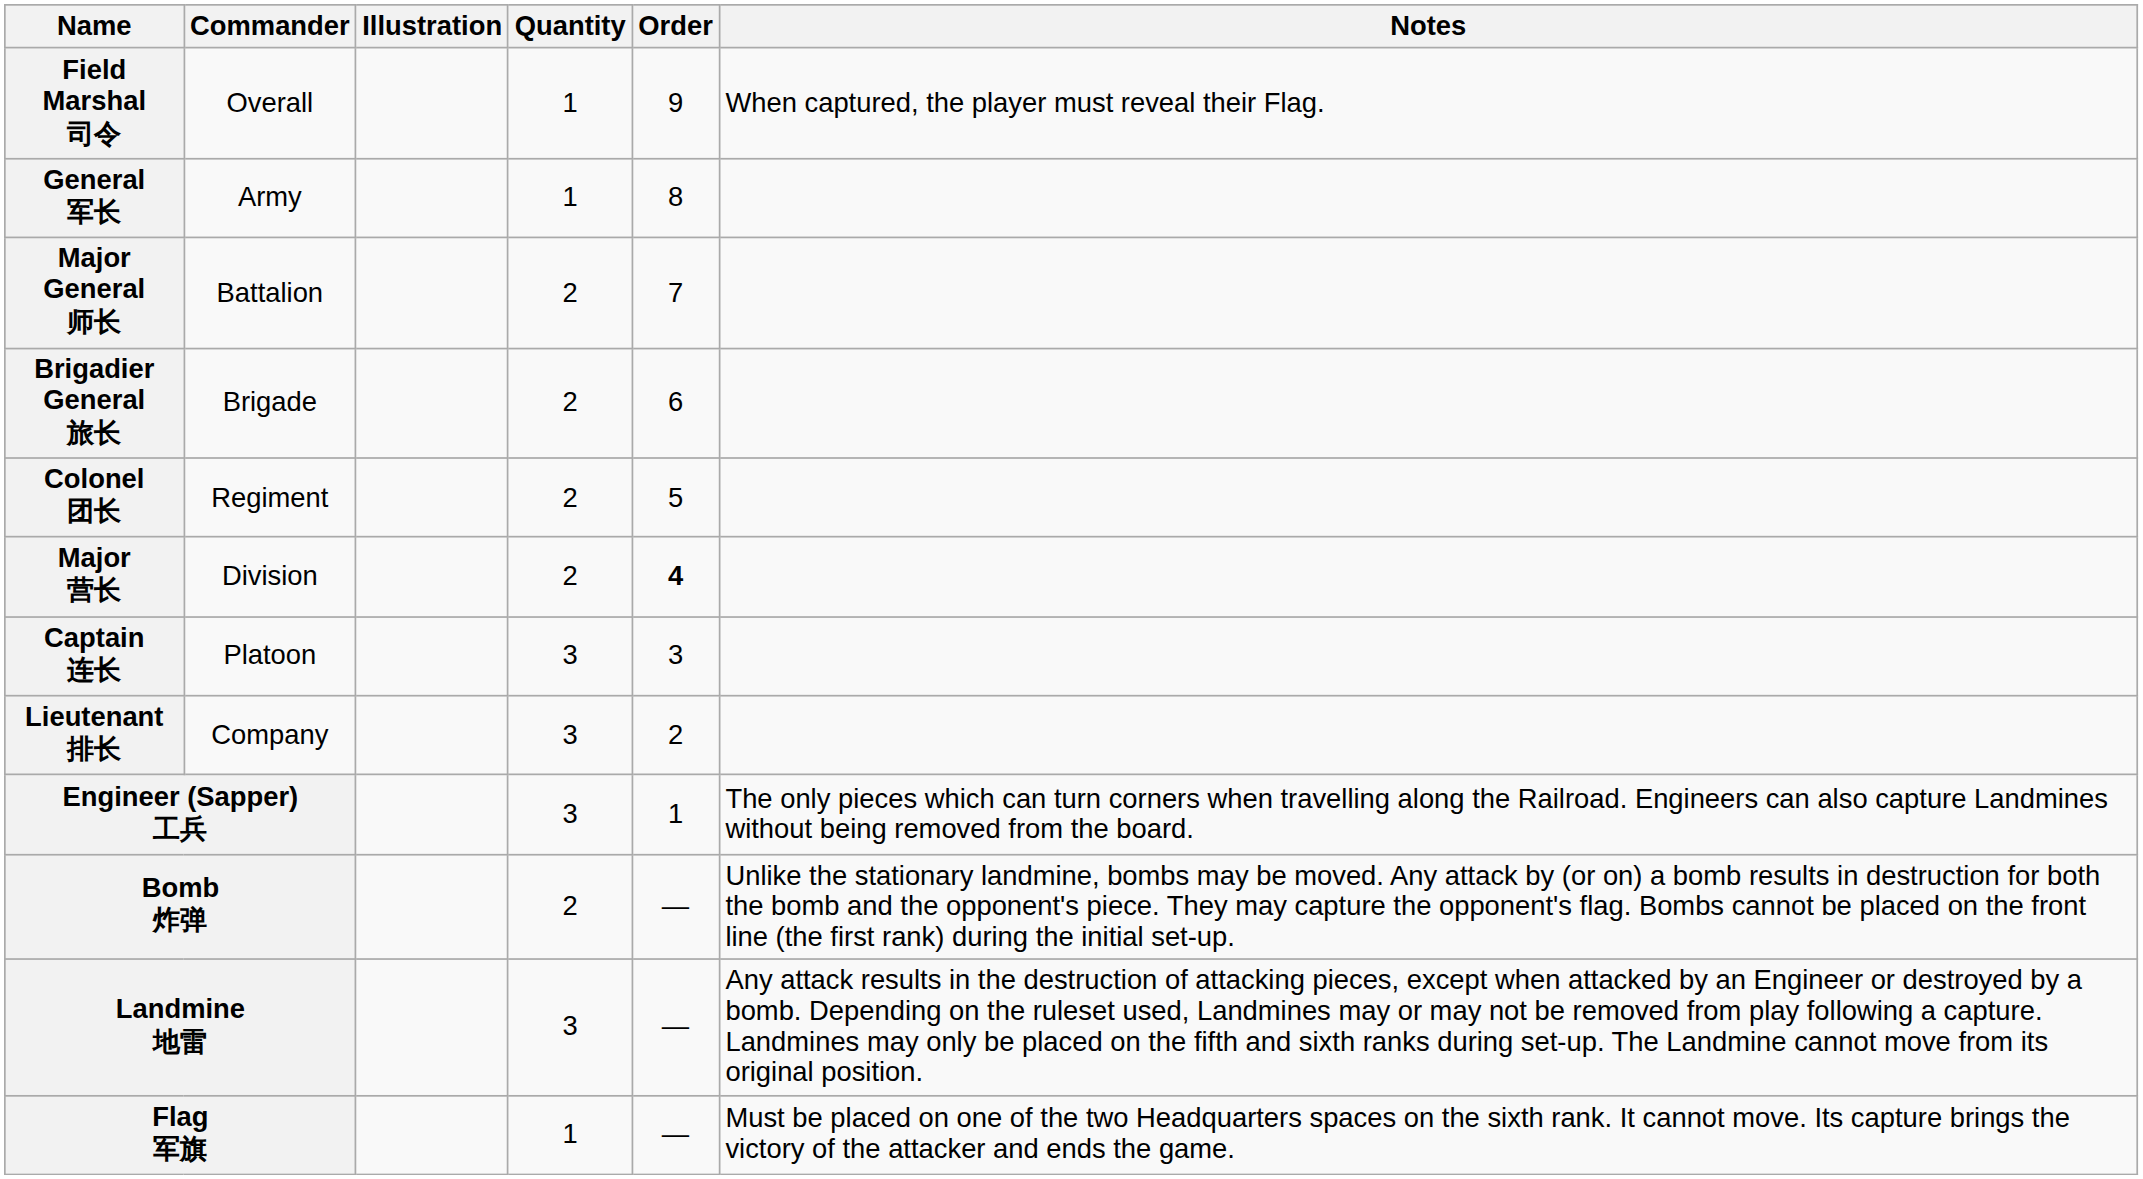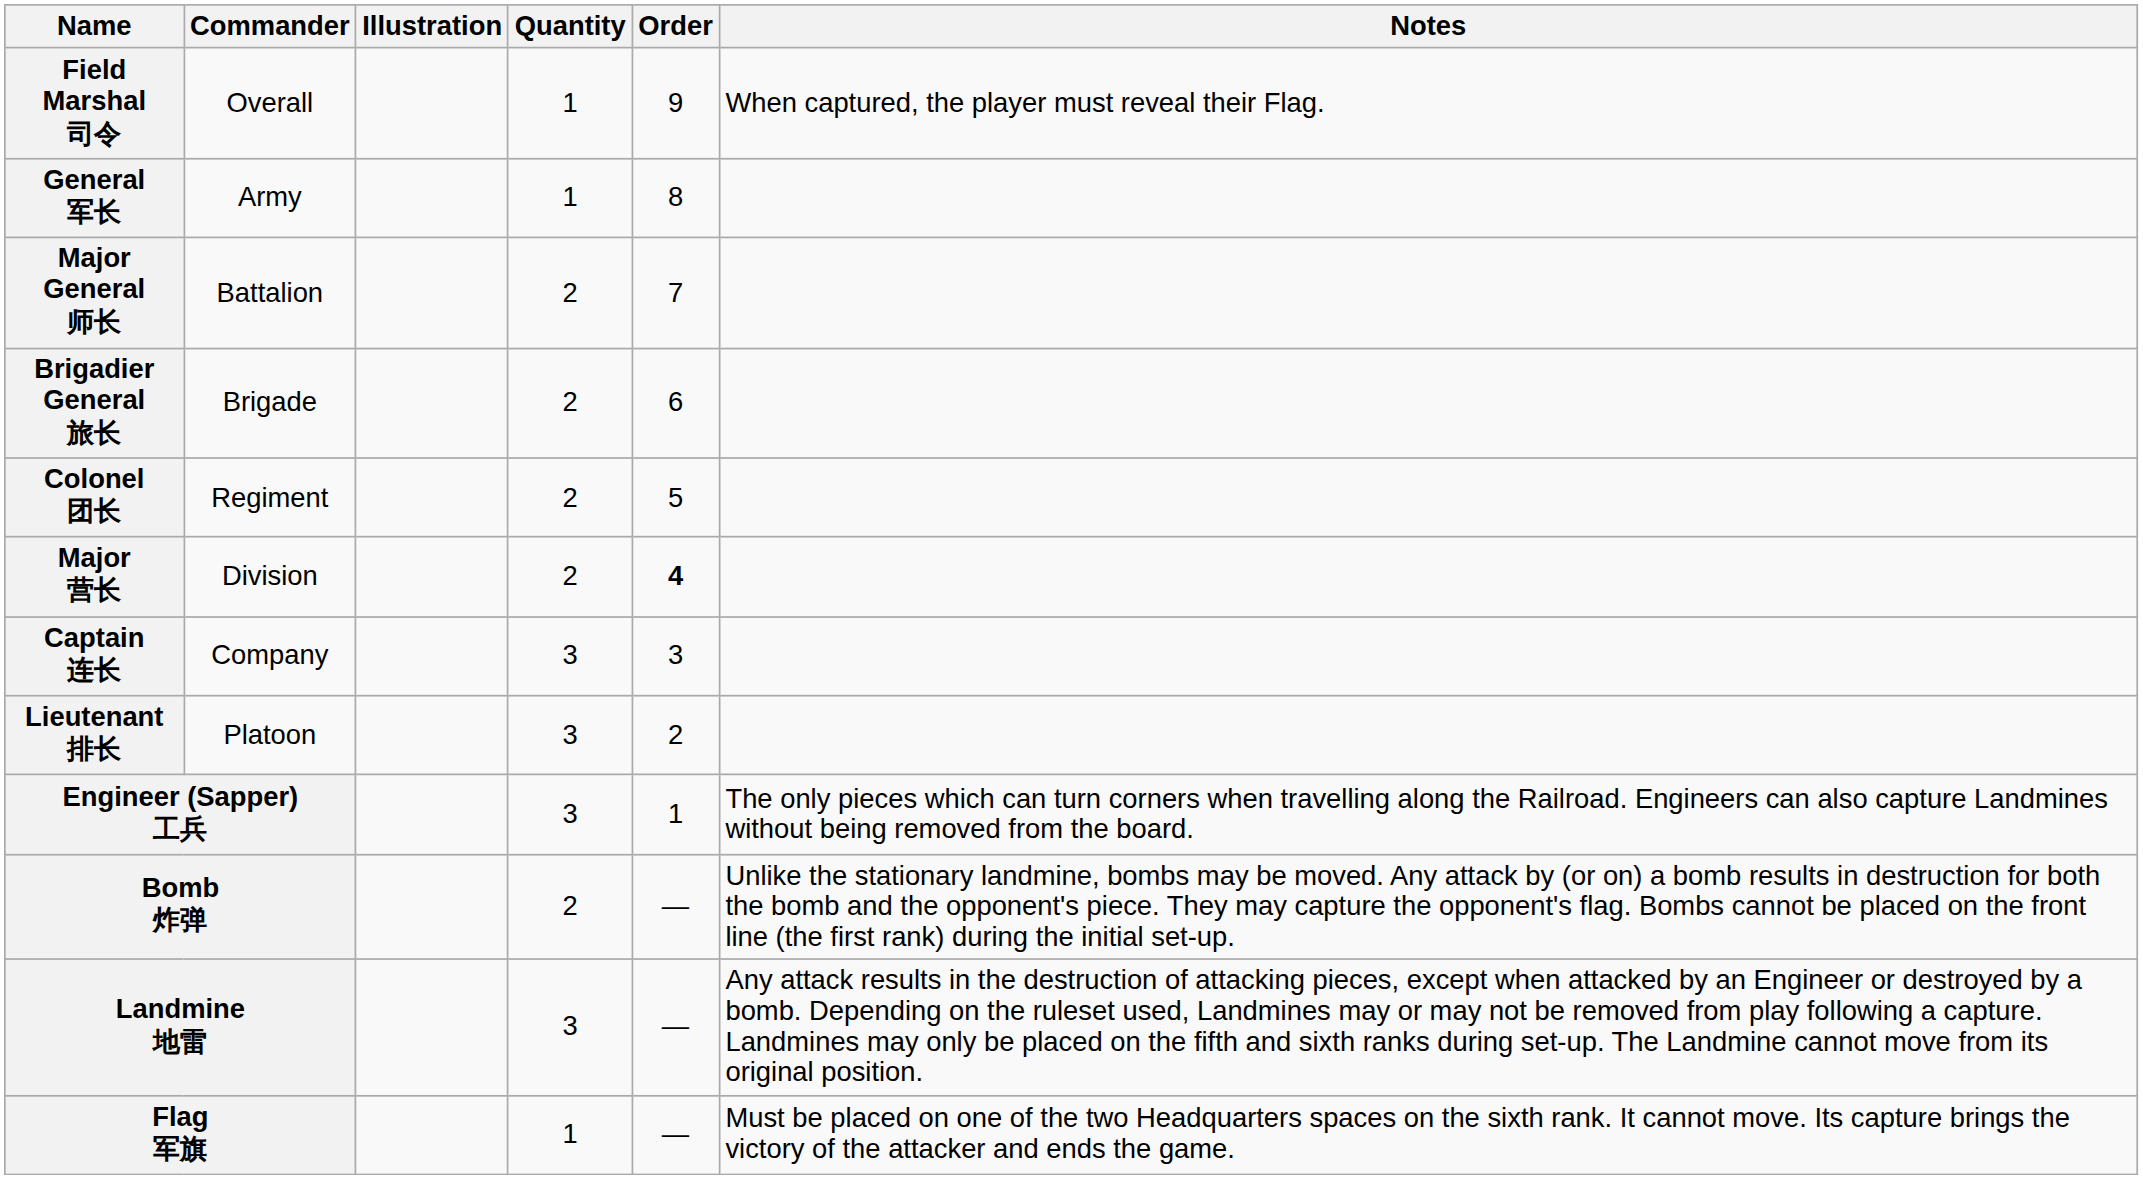(270, 655) Platoon -> (270, 655) Company
(270, 734) Company -> (270, 734) Platoon
